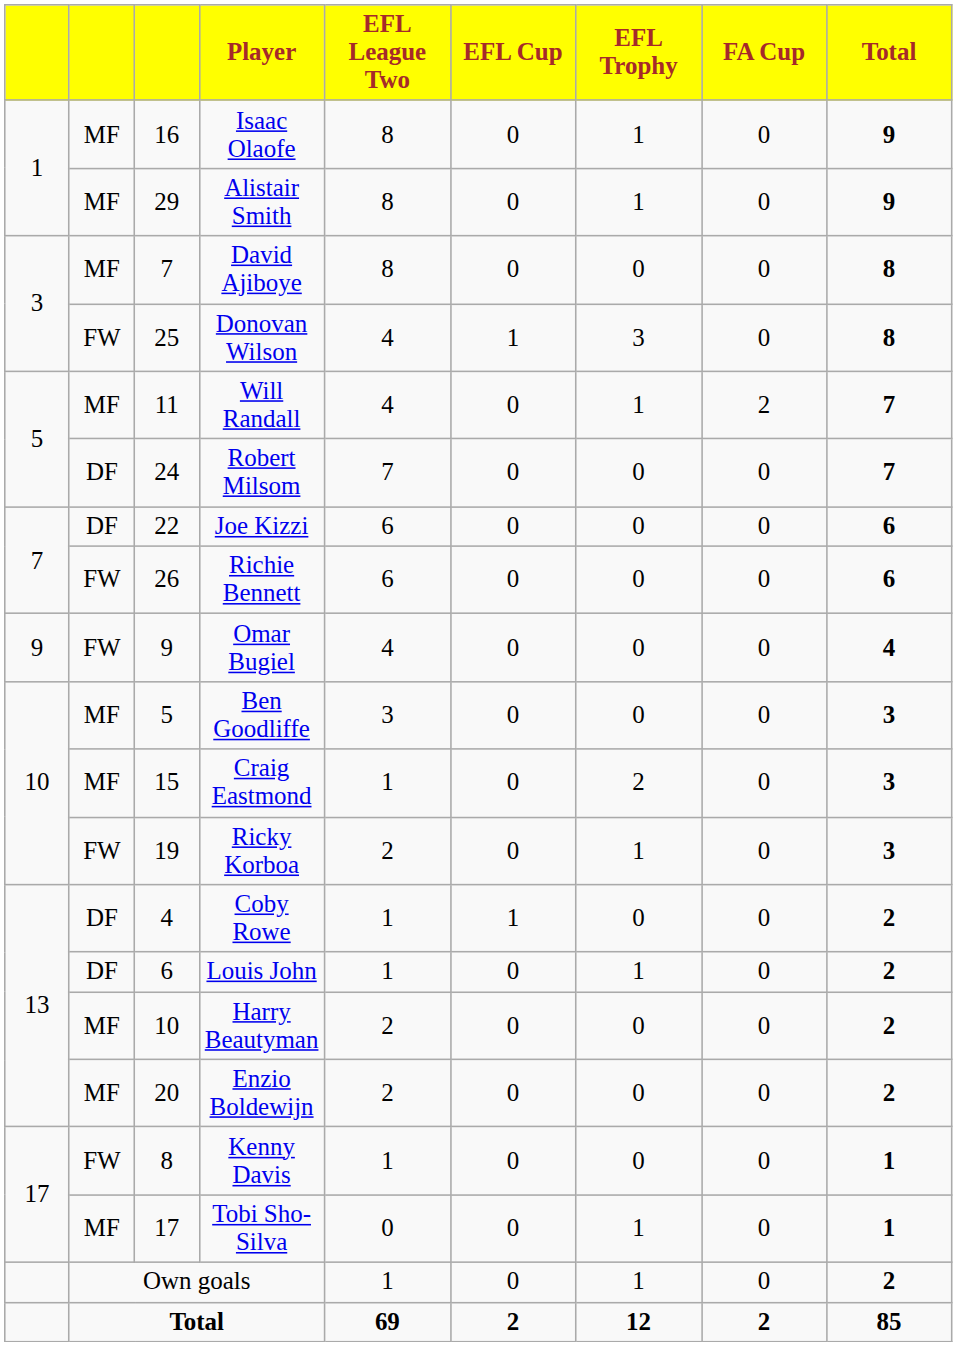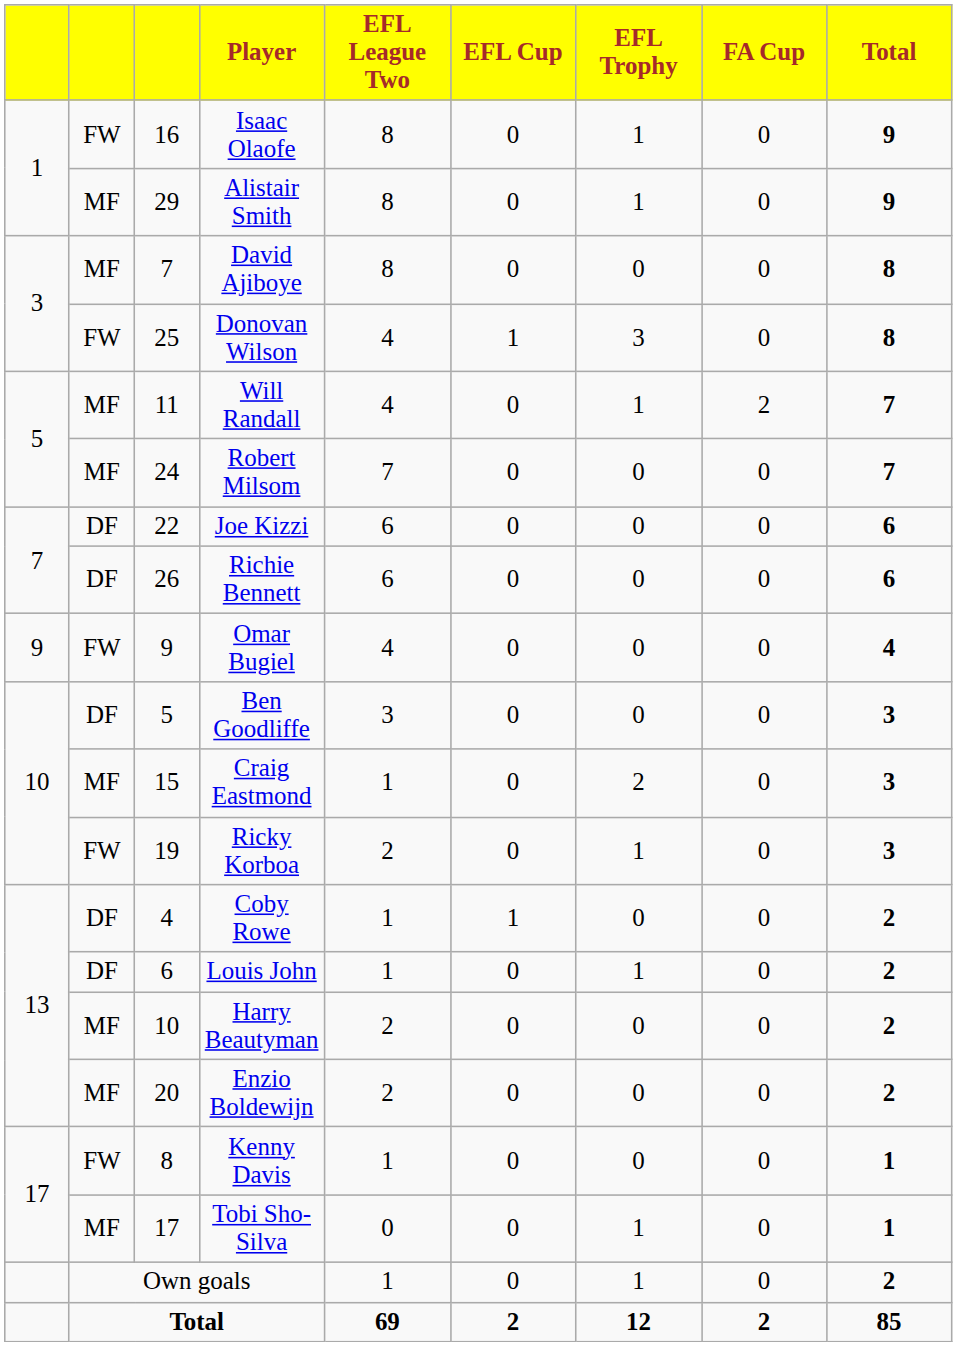(102, 134) MF -> (102, 134) FW
(102, 472) DF -> (102, 472) MF
(102, 579) FW -> (102, 579) DF
(102, 714) MF -> (102, 714) DF
